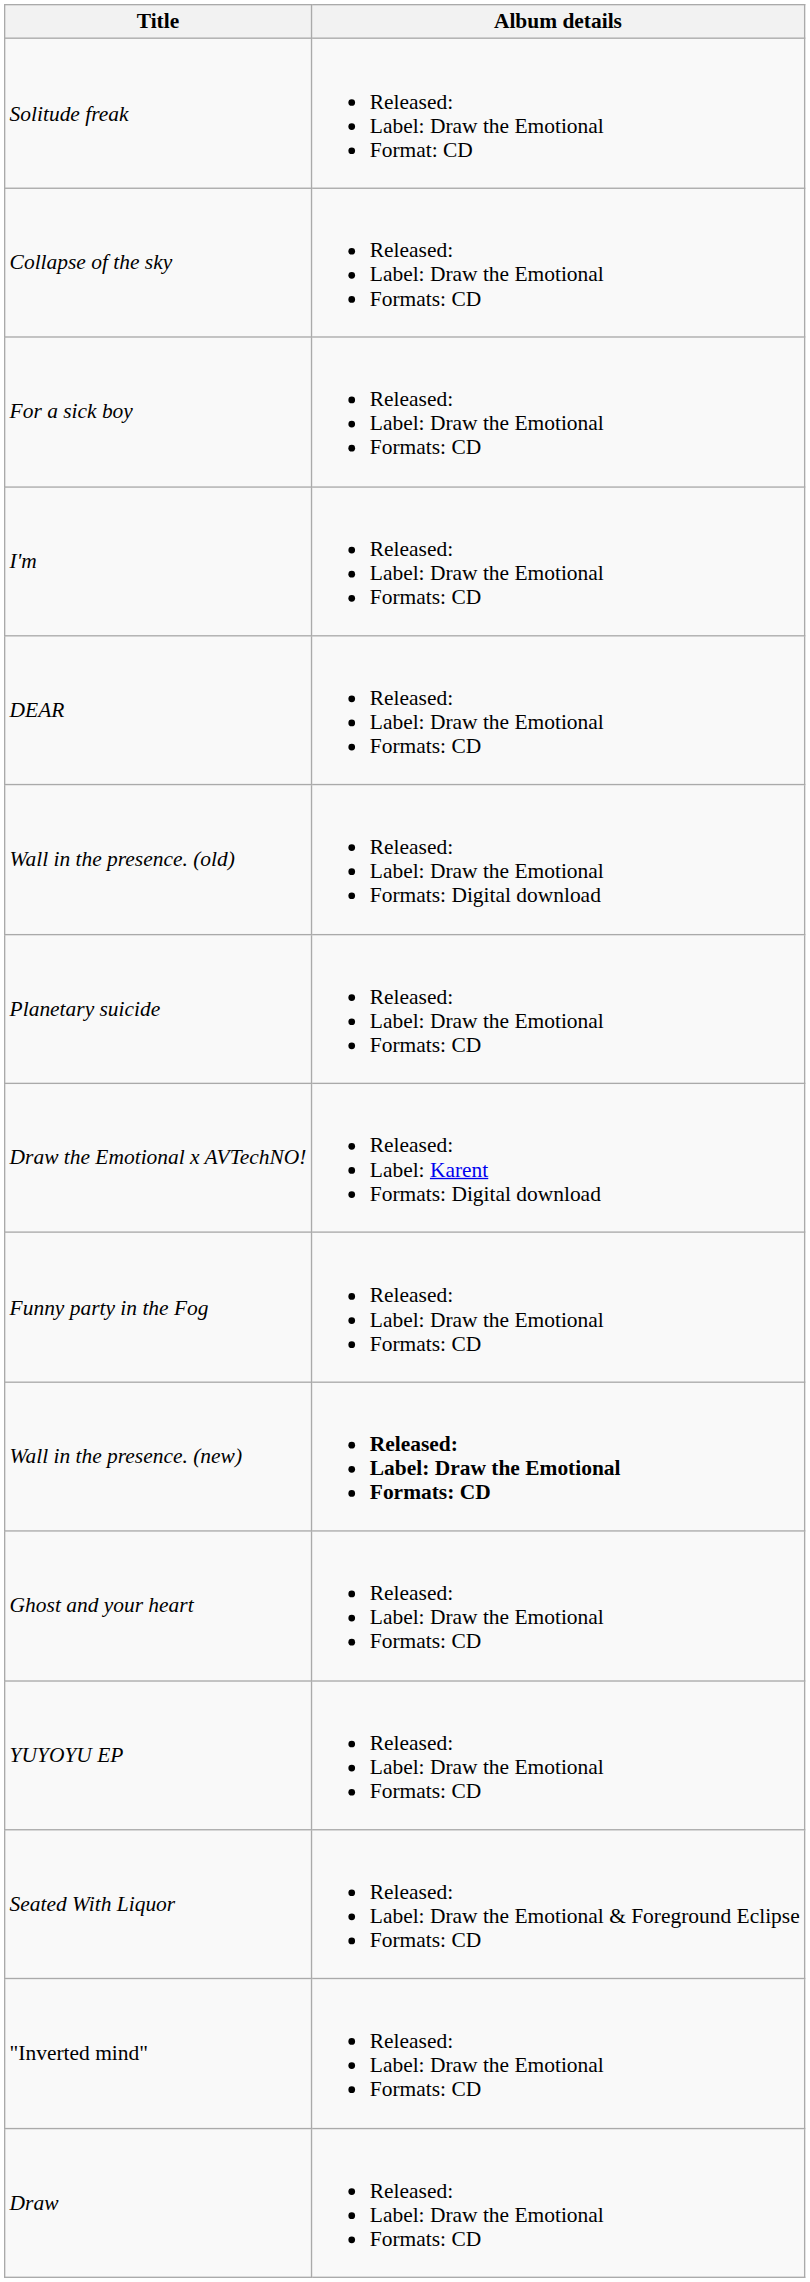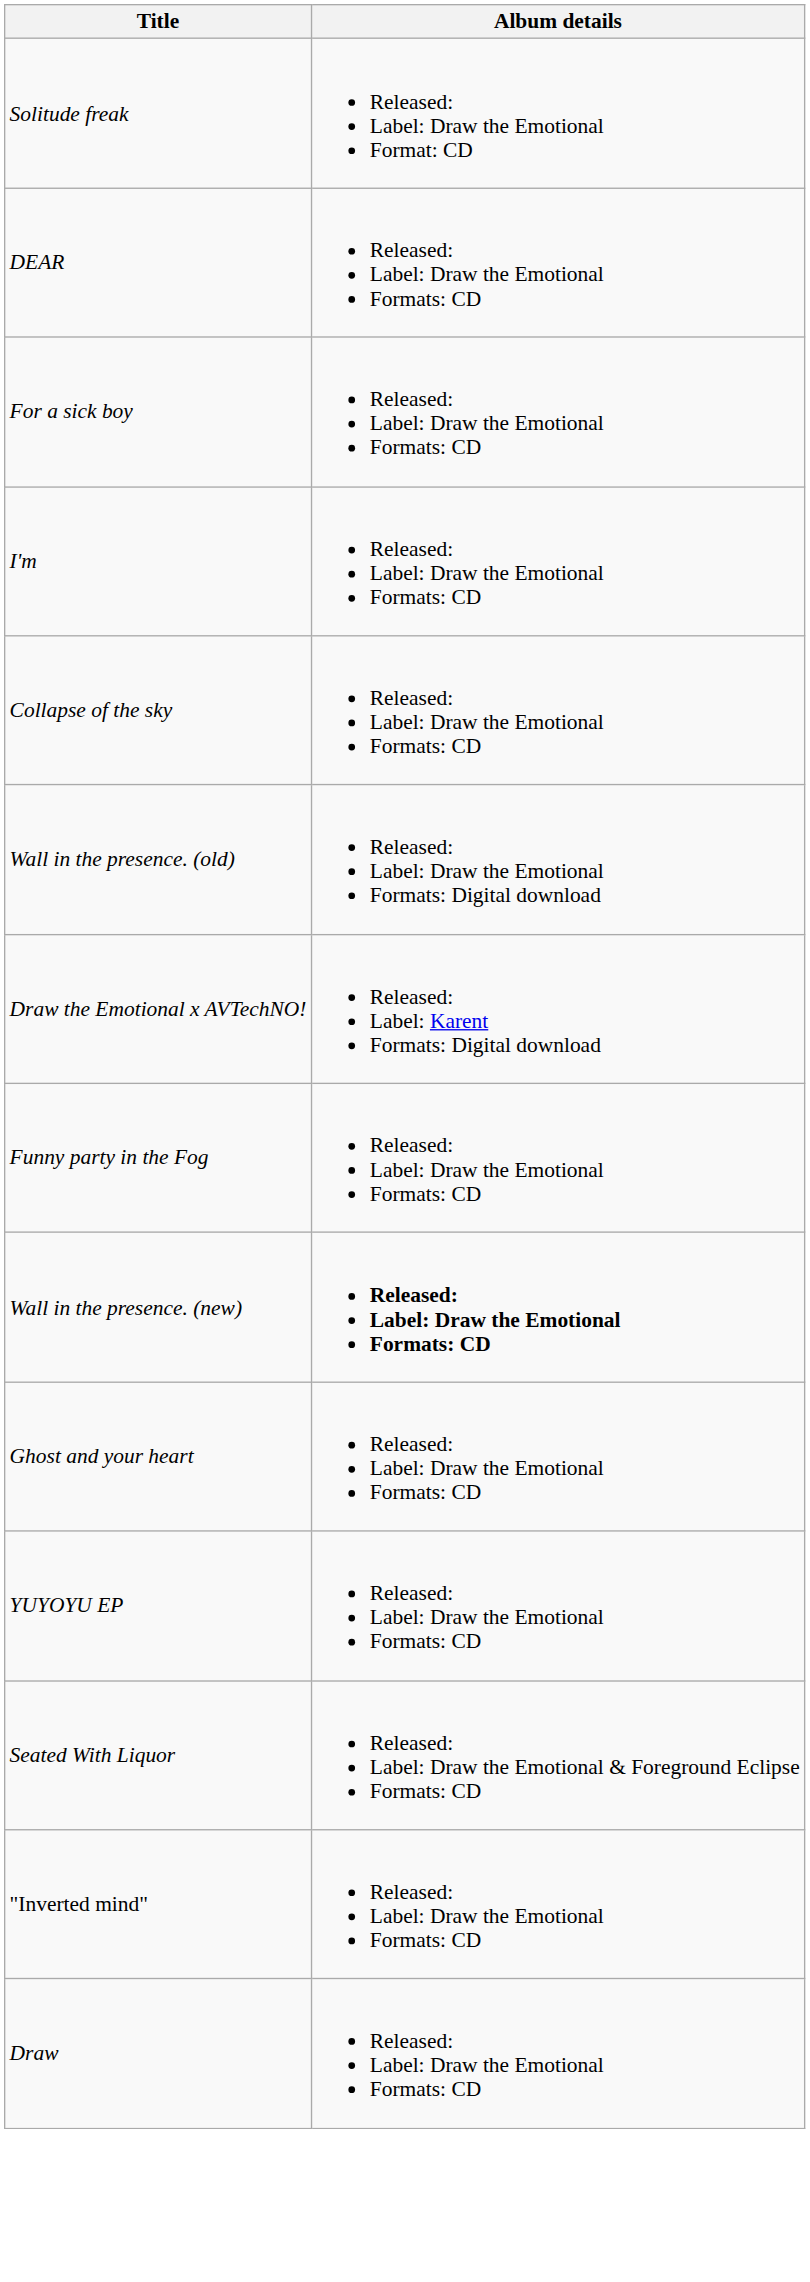rows swapped: (37, 710) <-> (91, 262)
- row: (85, 1008)
